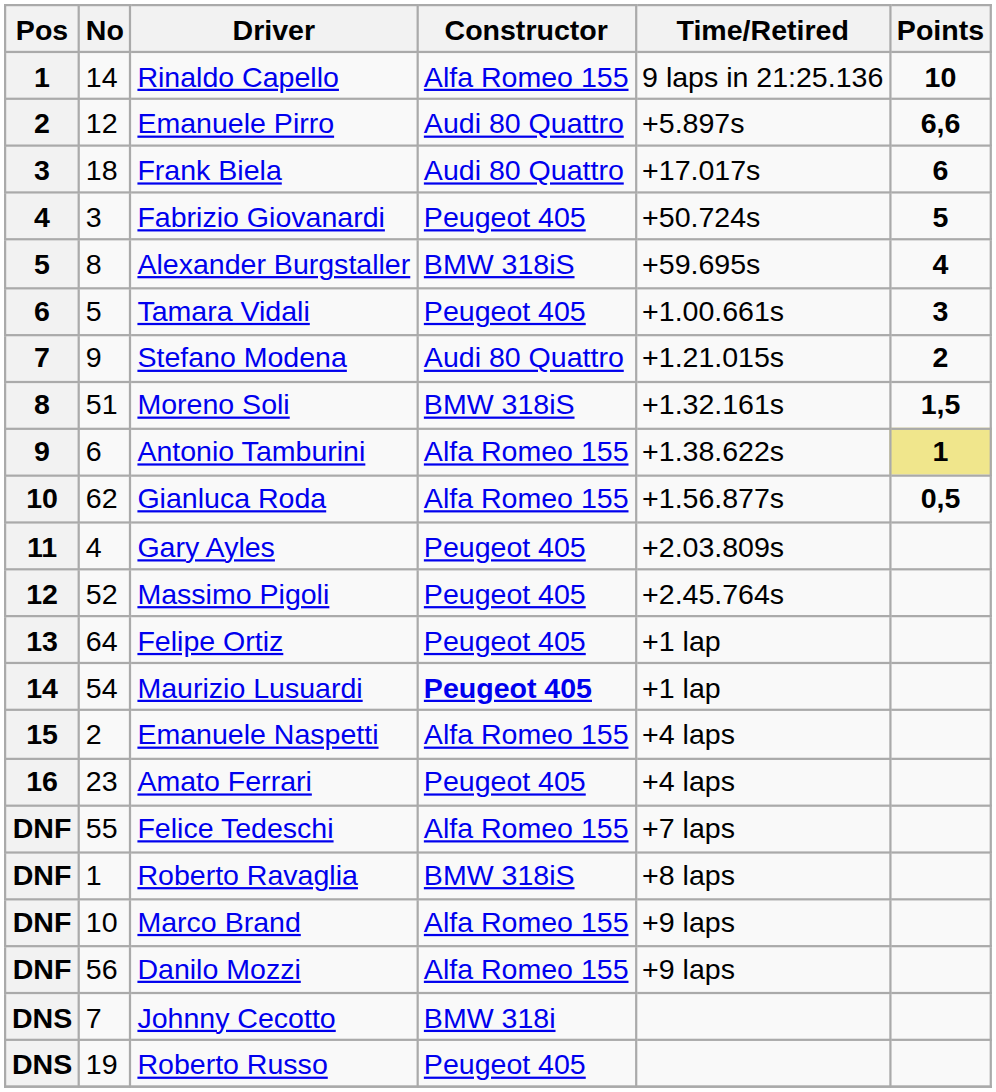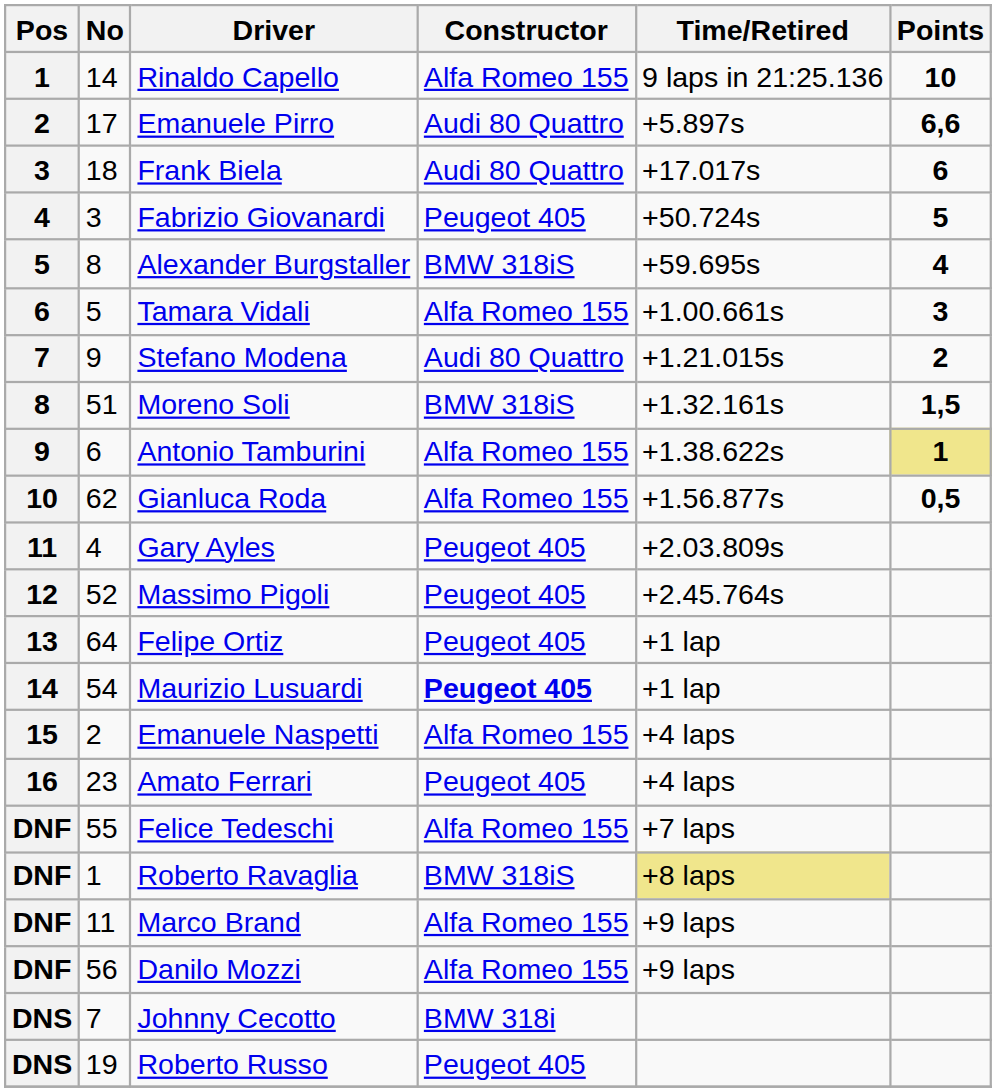(102, 123) 12 -> (102, 123) 17
(505, 311) Peugeot 405 -> (526, 311) Alfa Romeo 155
(689, 875) no background -> (689, 875) khaki background
(102, 922) 10 -> (101, 922) 11
